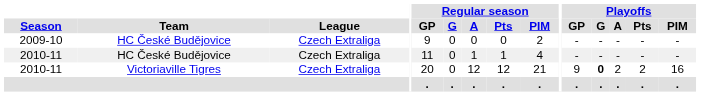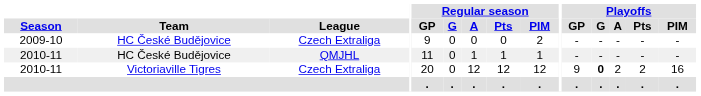(339, 55) Czech Extraliga -> (339, 55) QMJHL
(540, 55) 4 -> (540, 55) 1
(540, 69) 21 -> (540, 69) 12
